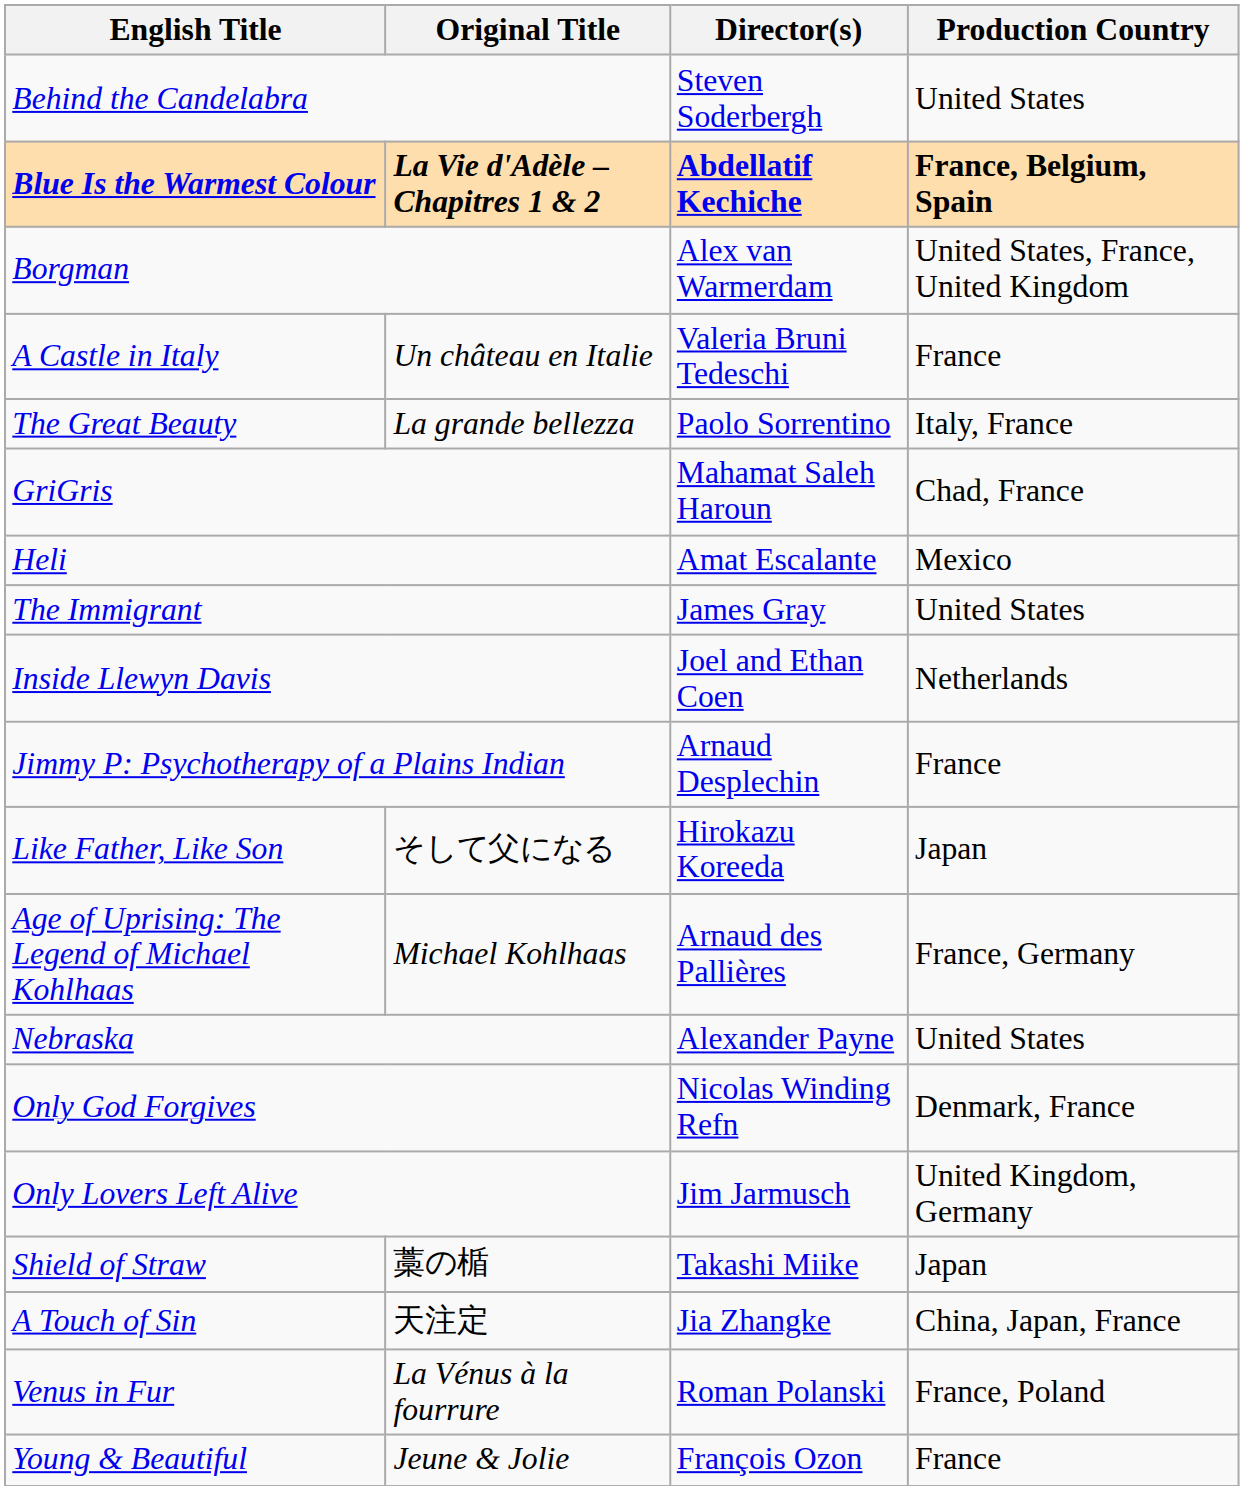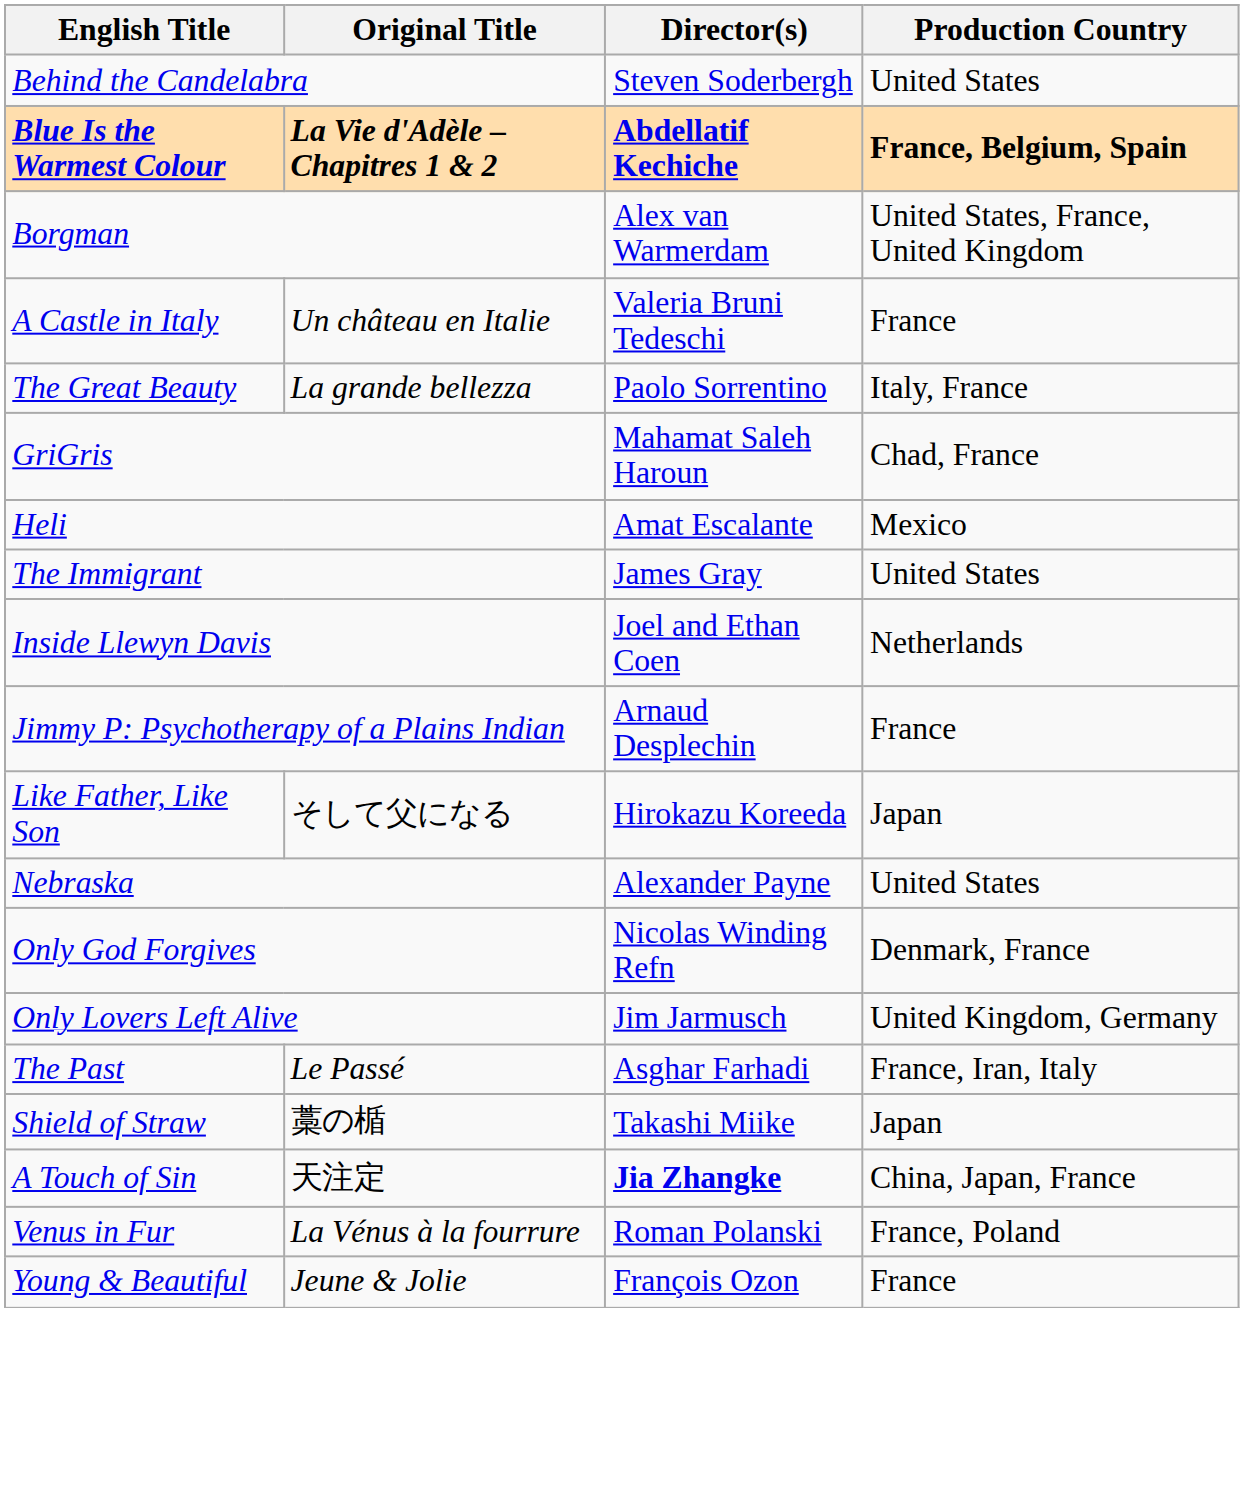- row: (146, 953)
+ row: (68, 1068)
(754, 1320) normal -> (697, 1177) bold
